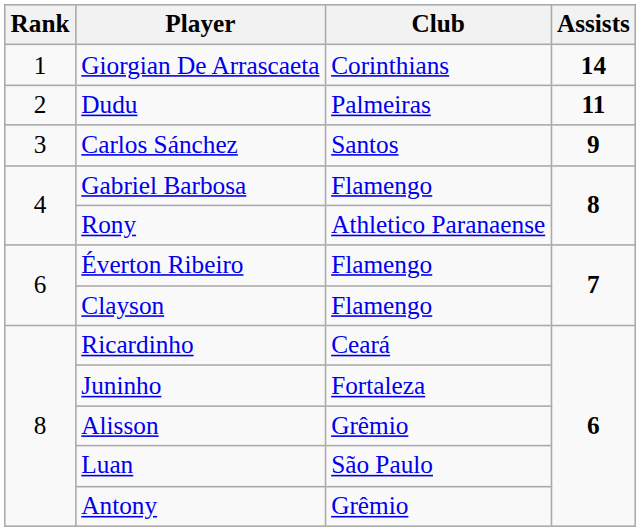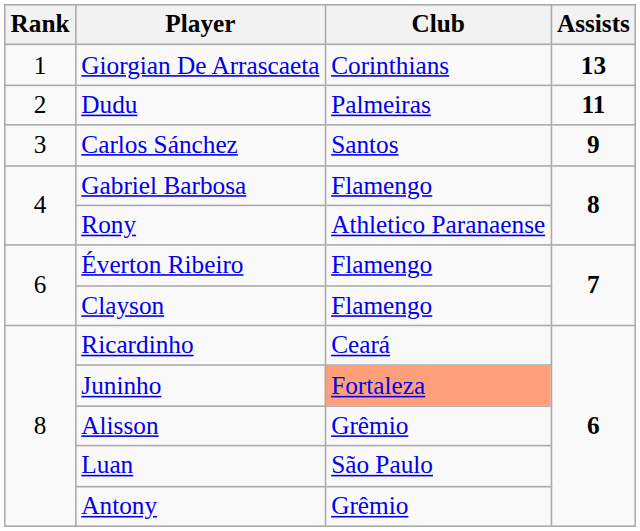(593, 64) 14 -> (593, 64) 13
(378, 385) no background -> (378, 385) lightsalmon background
